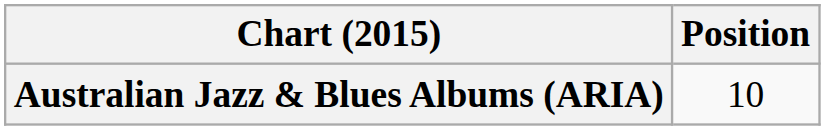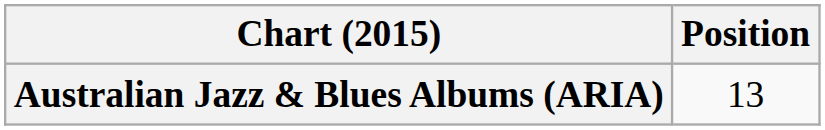(746, 93) 10 -> (746, 93) 13
